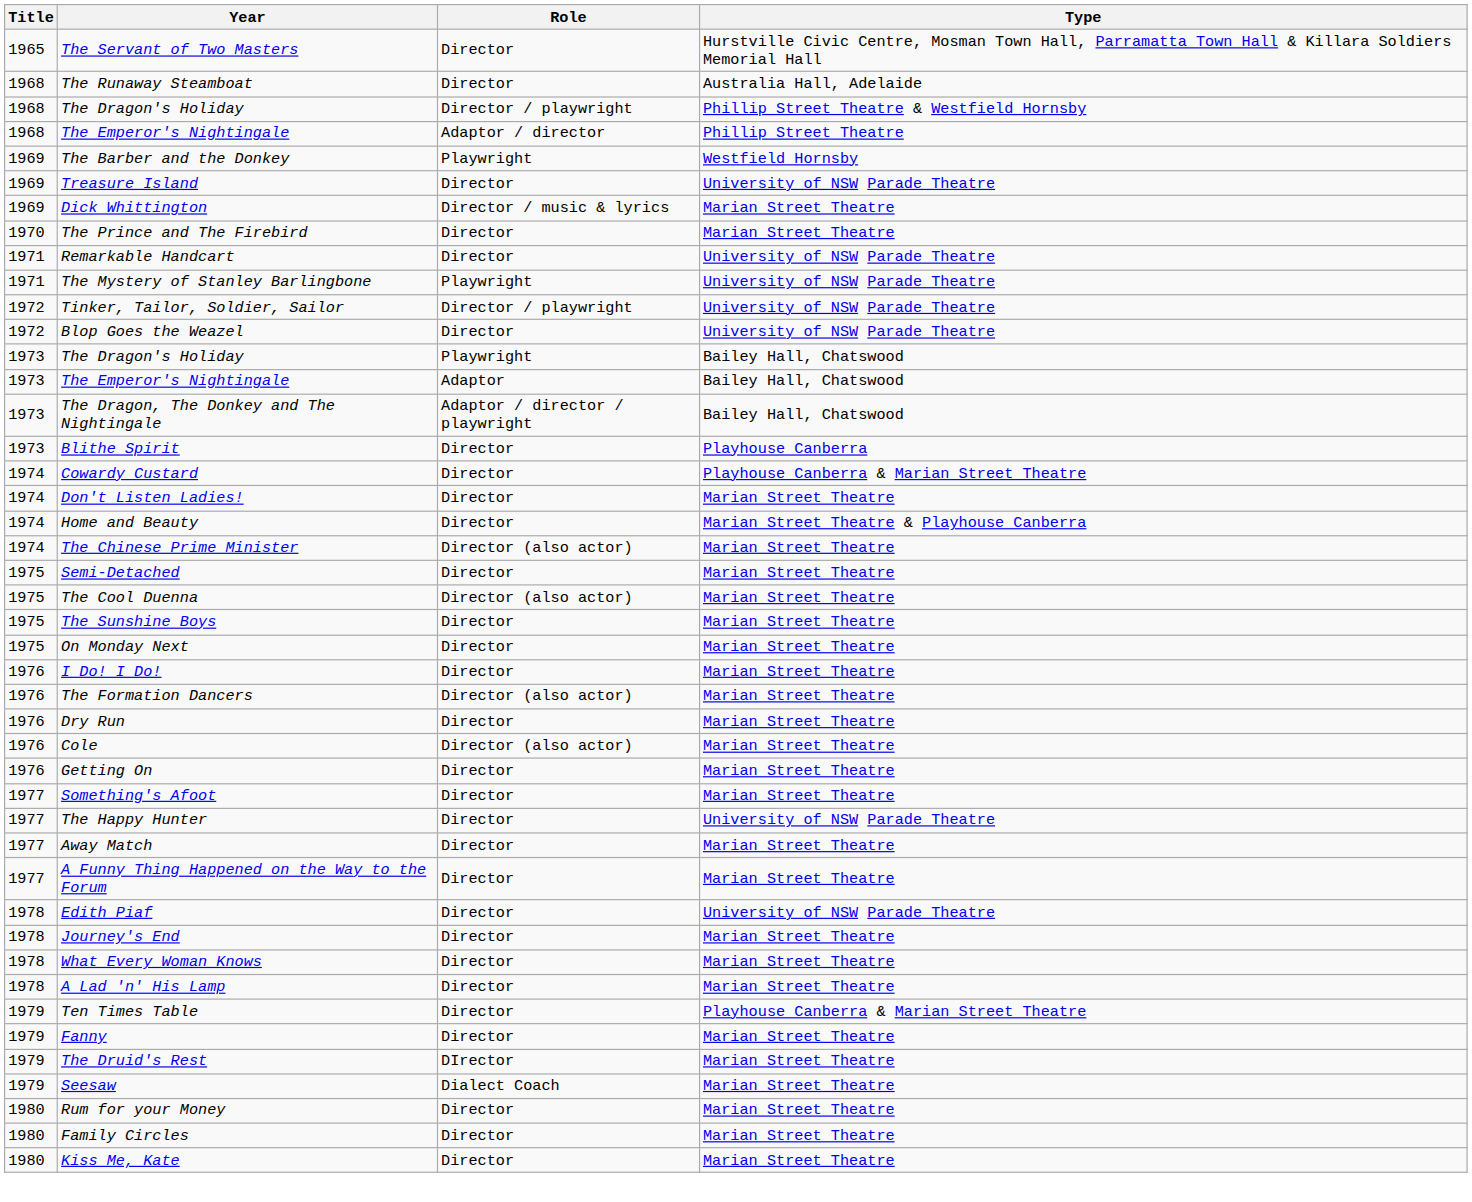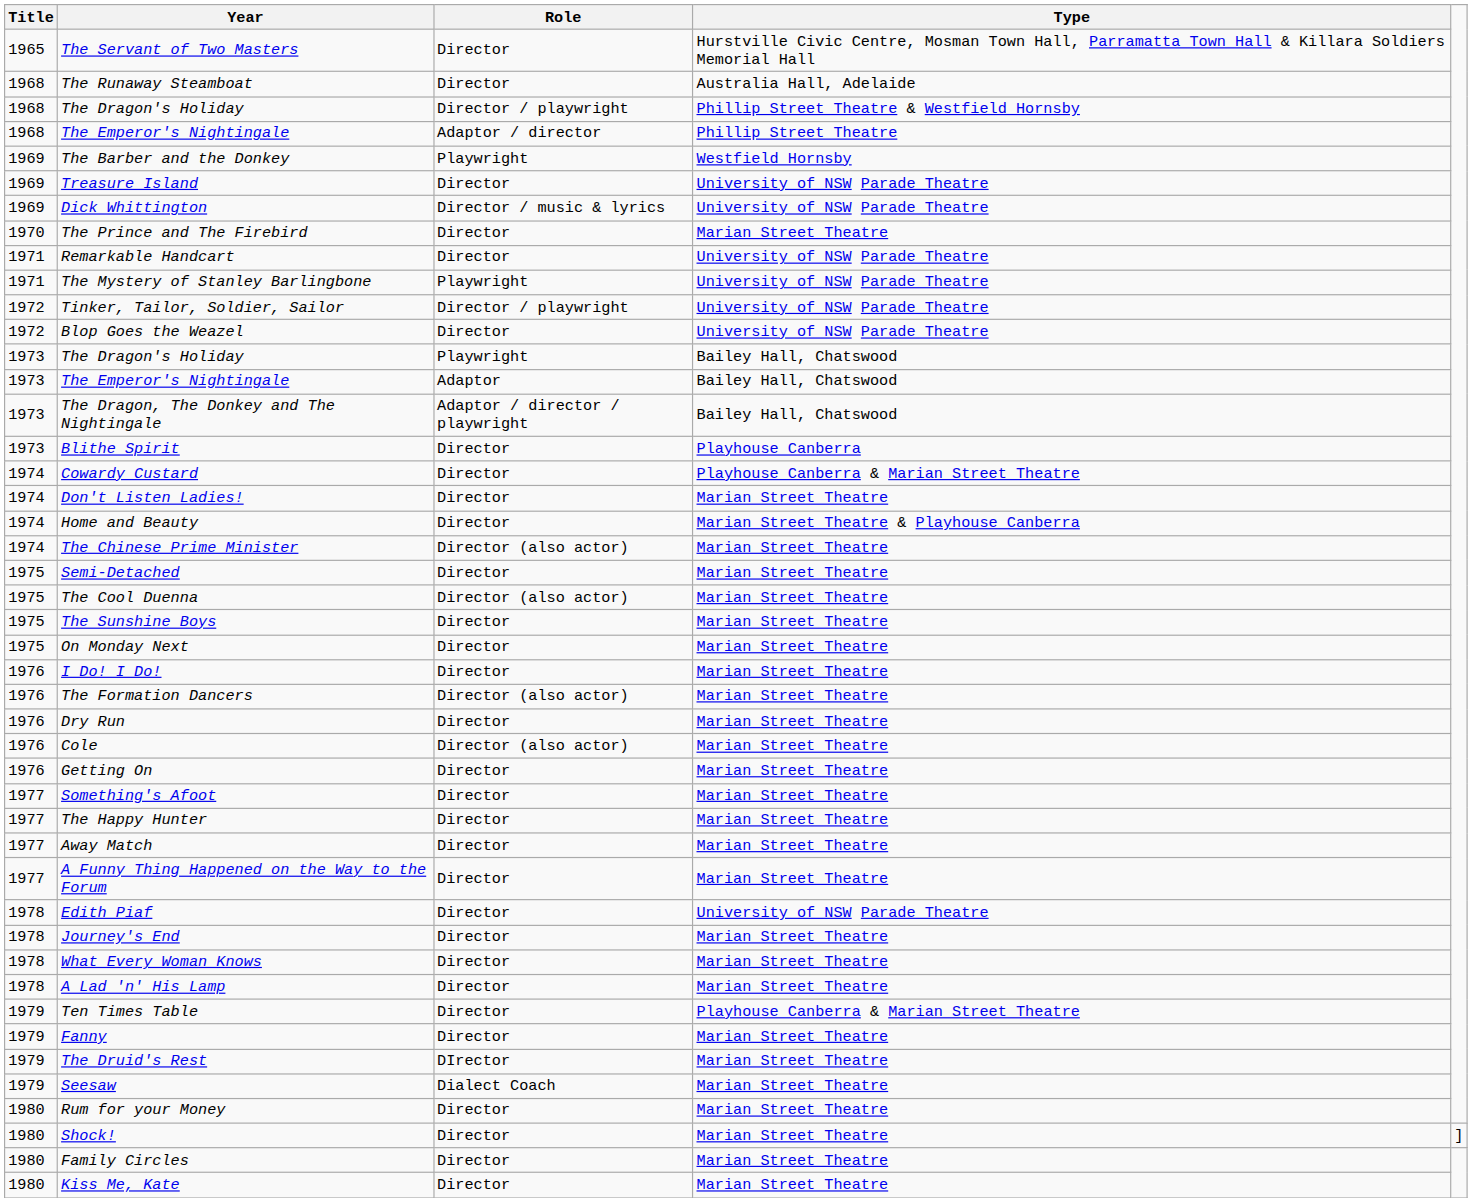(799, 208) Marian Street Theatre -> (843, 208) University of NSW Parade Theatre
(849, 821) University of NSW Parade Theatre -> (792, 821) Marian Street Theatre
+ row: (26, 1136)
